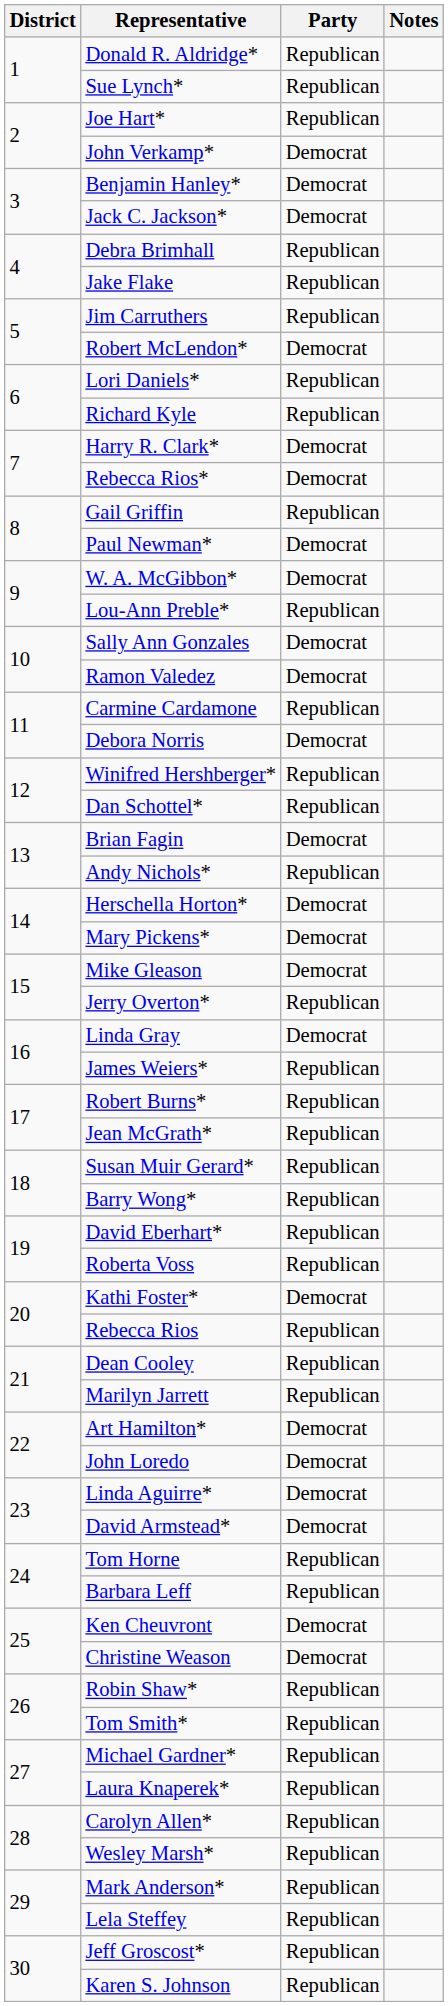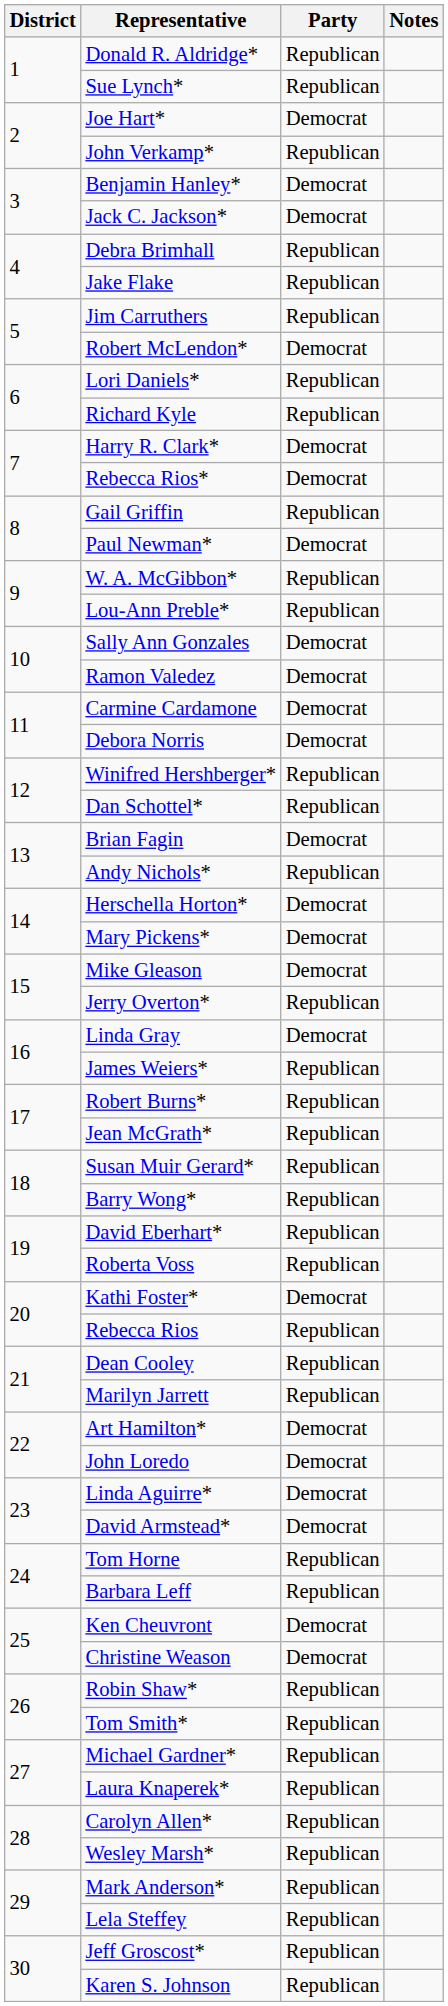(333, 119) Republican -> (326, 119) Democrat
(326, 151) Democrat -> (333, 151) Republican
(326, 577) Democrat -> (333, 577) Republican
(333, 708) Republican -> (326, 708) Democrat
